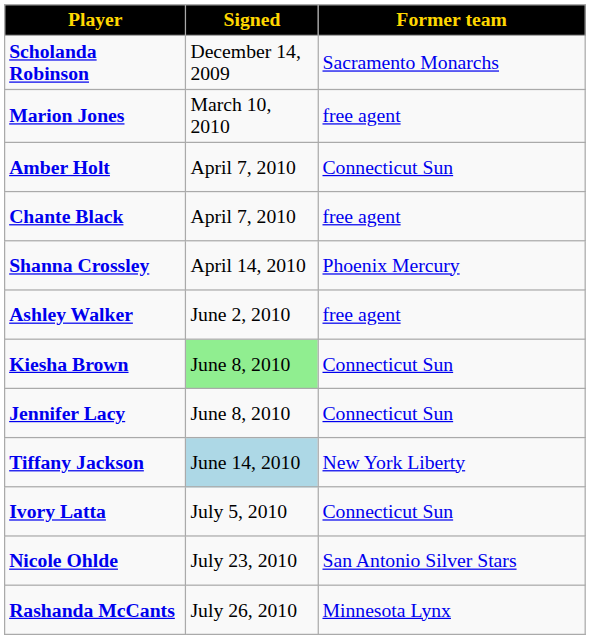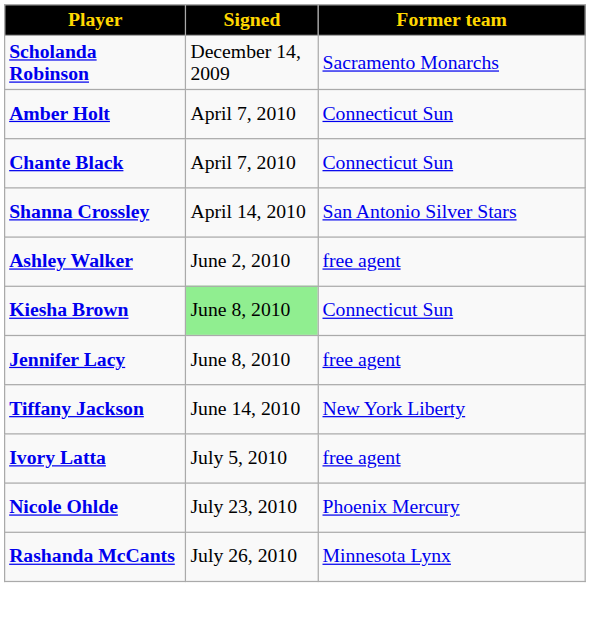- row: (67, 115)
(362, 216) free agent -> (388, 162) Connecticut Sun
(391, 265) Phoenix Mercury -> (420, 212) San Antonio Silver Stars
(388, 413) Connecticut Sun -> (362, 359) free agent
(245, 462) lightblue background -> (245, 408) no background
(388, 511) Connecticut Sun -> (362, 458) free agent
(420, 560) San Antonio Silver Stars -> (391, 507) Phoenix Mercury
